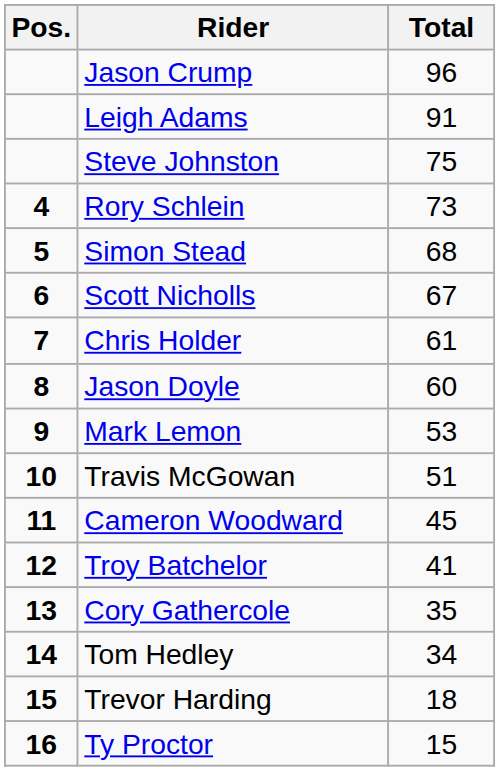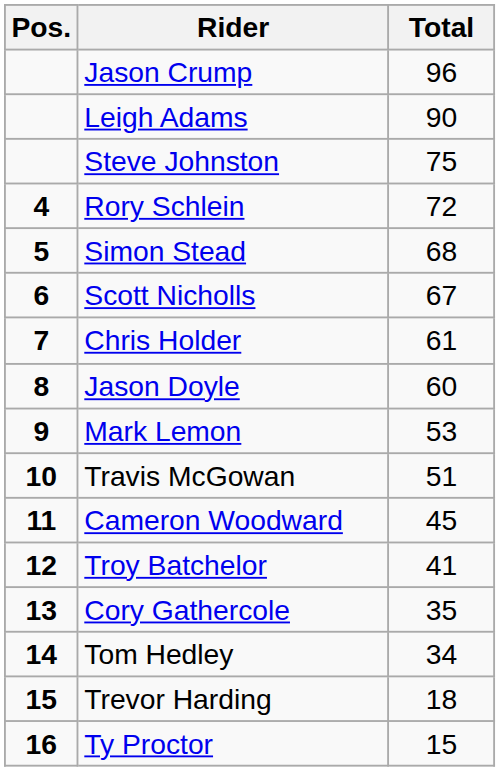(442, 117) 91 -> (442, 117) 90
(442, 207) 73 -> (442, 207) 72
